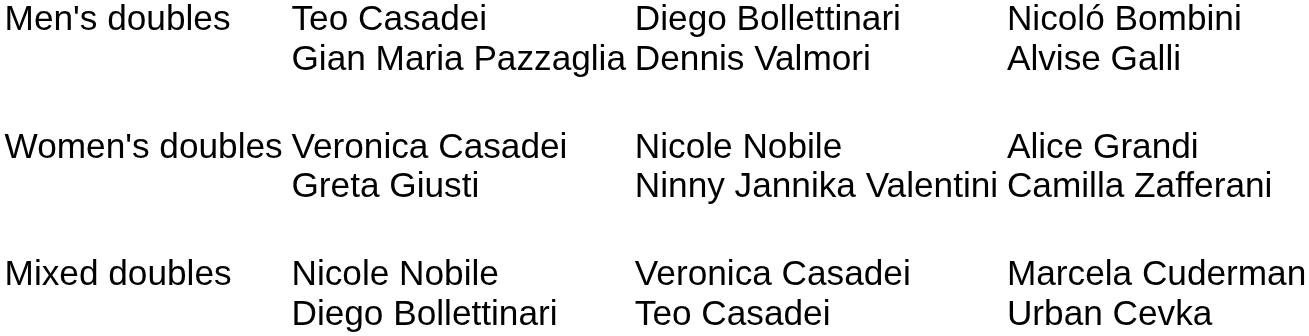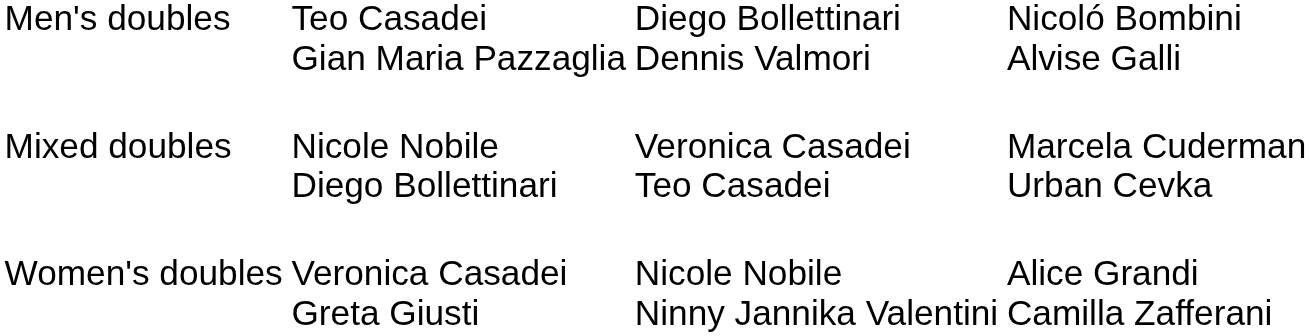rows swapped: (144, 146) <-> (118, 273)
